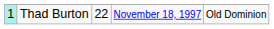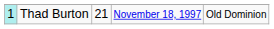(101, 14) 22 -> (101, 14) 21
